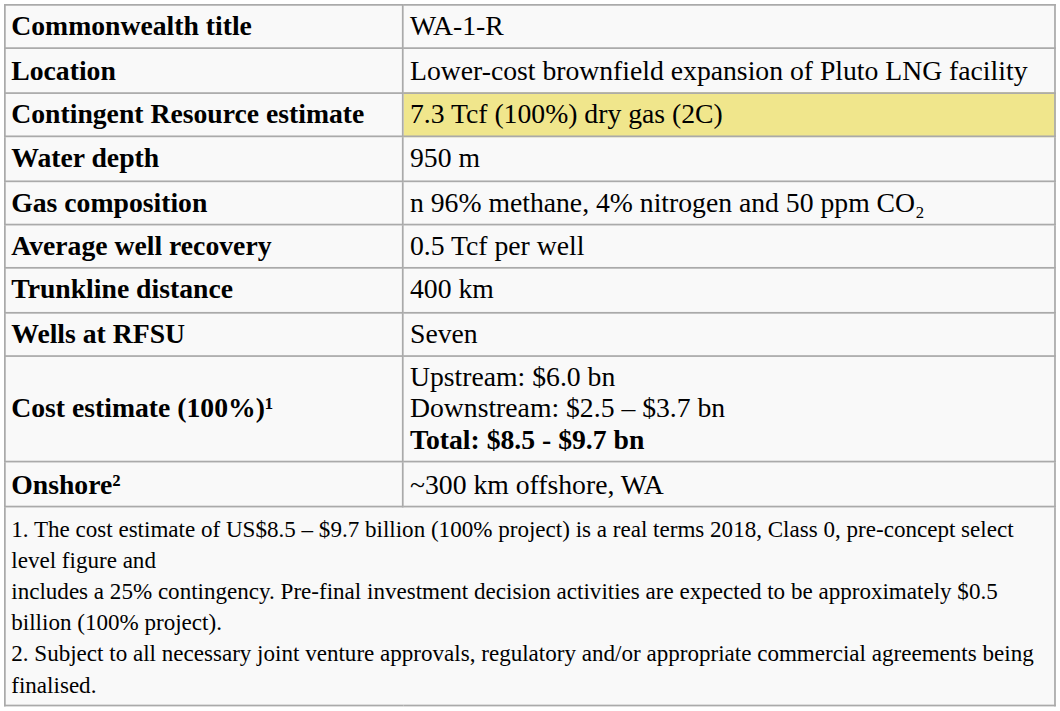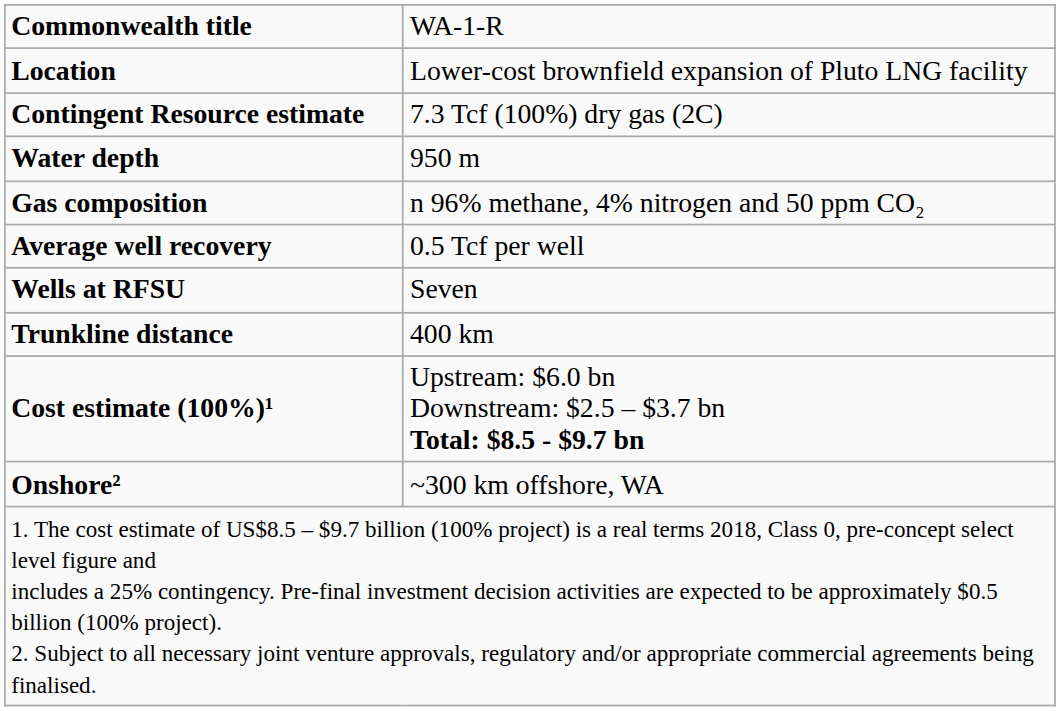(566, 114) khaki background -> (566, 114) no background
rows swapped: (98, 333) <-> (122, 289)
